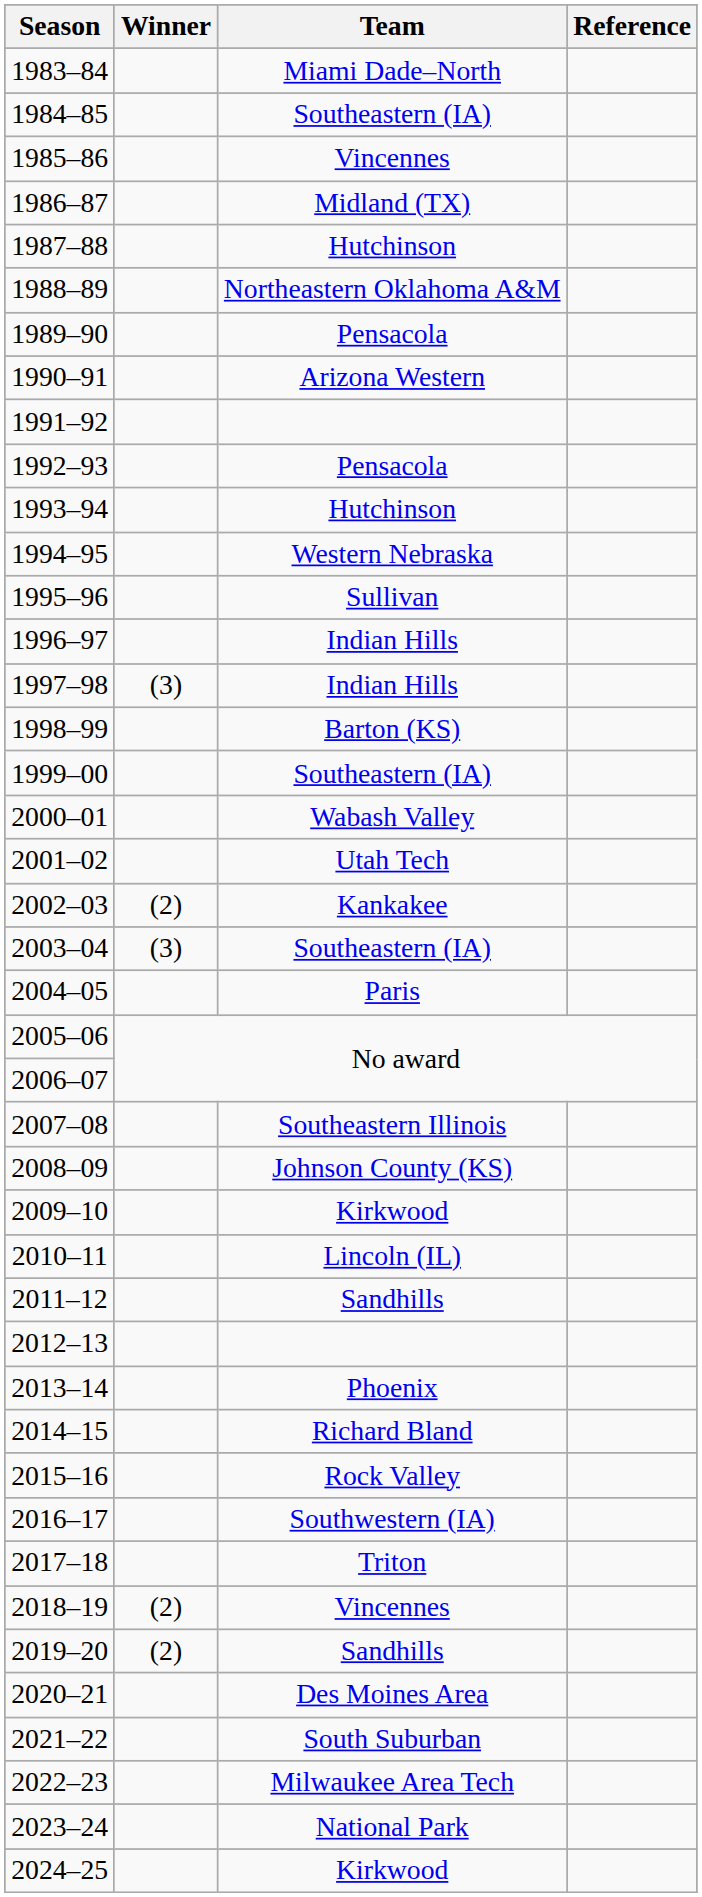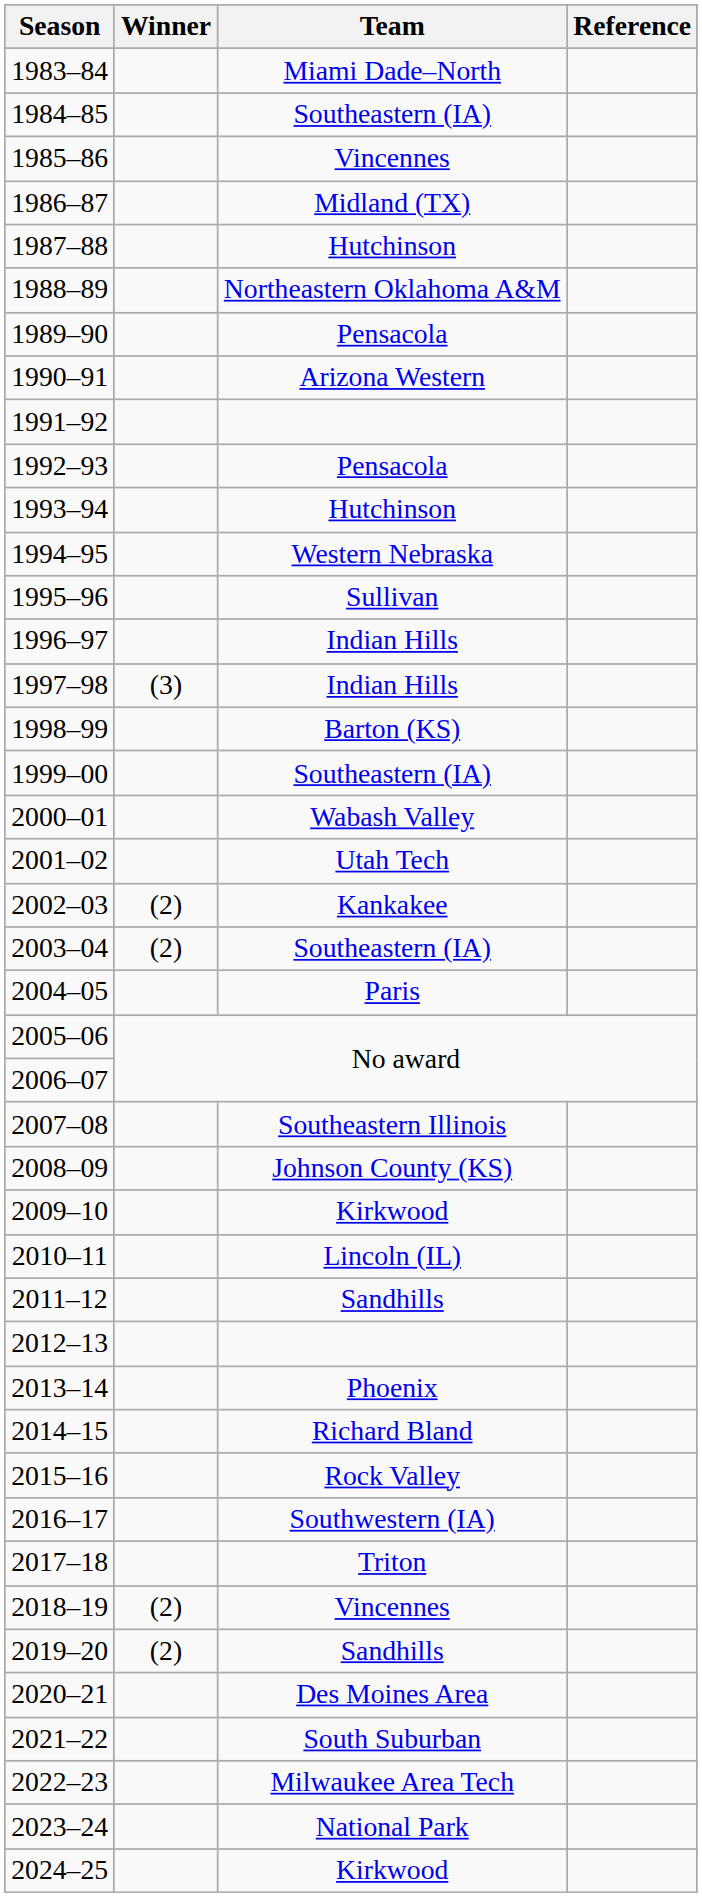(166, 948) (3) -> (166, 948) (2)
